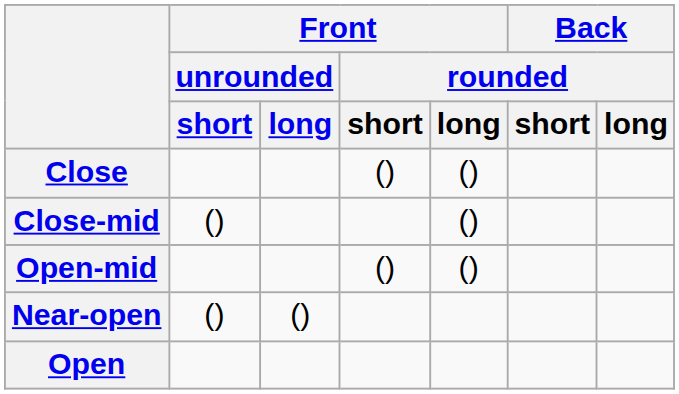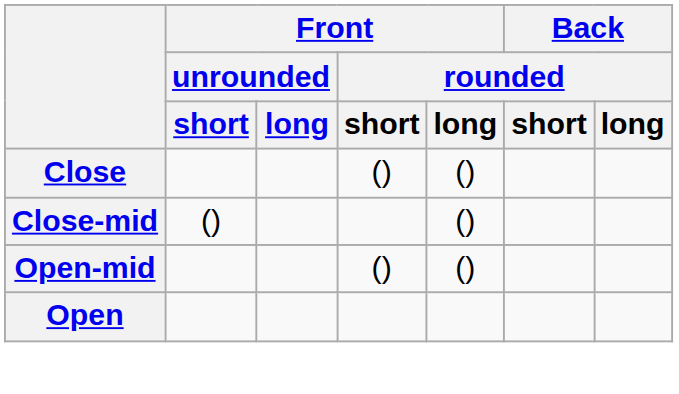- row: (87, 316)
